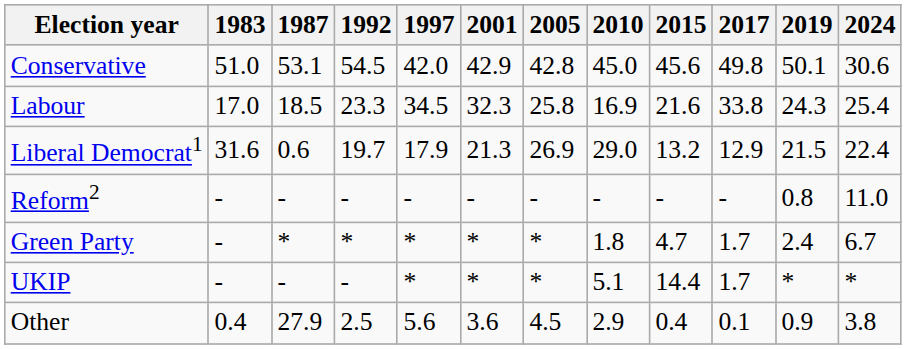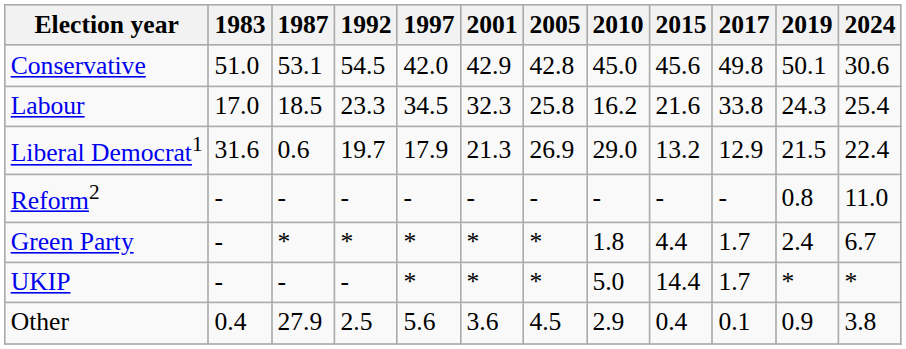(615, 106) 16.9 -> (615, 106) 16.2
(671, 241) 4.7 -> (671, 241) 4.4
(608, 282) 5.1 -> (608, 282) 5.0
